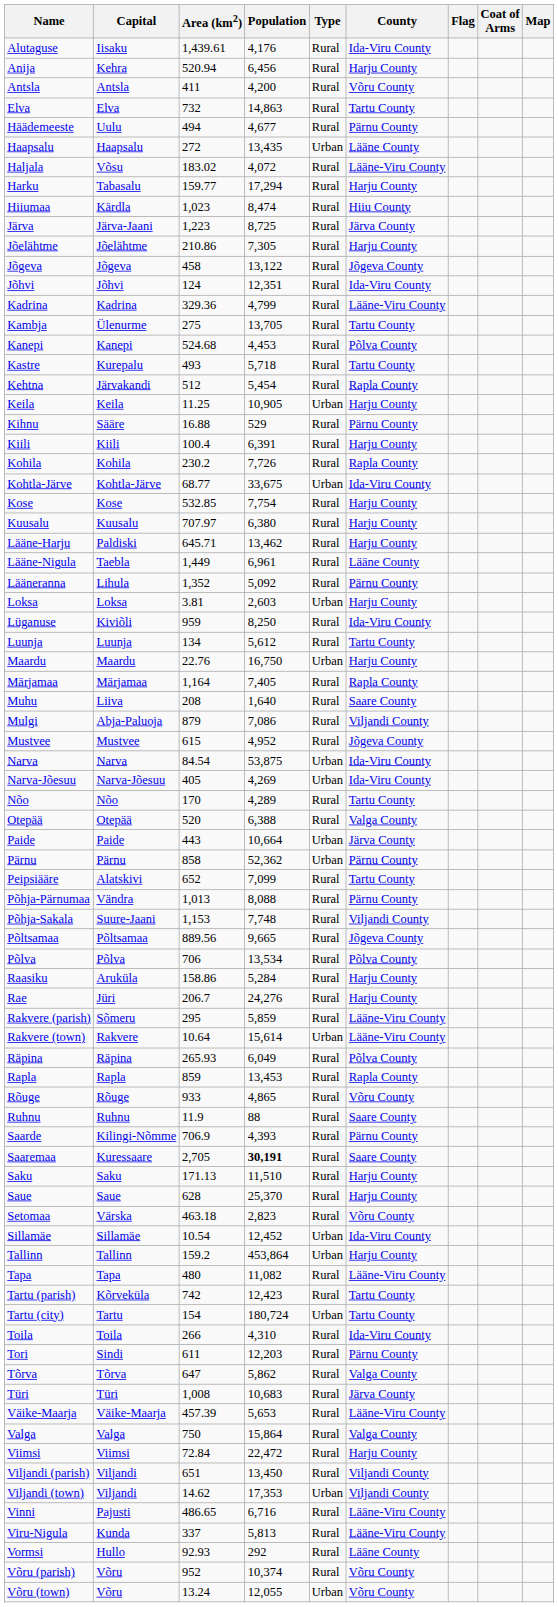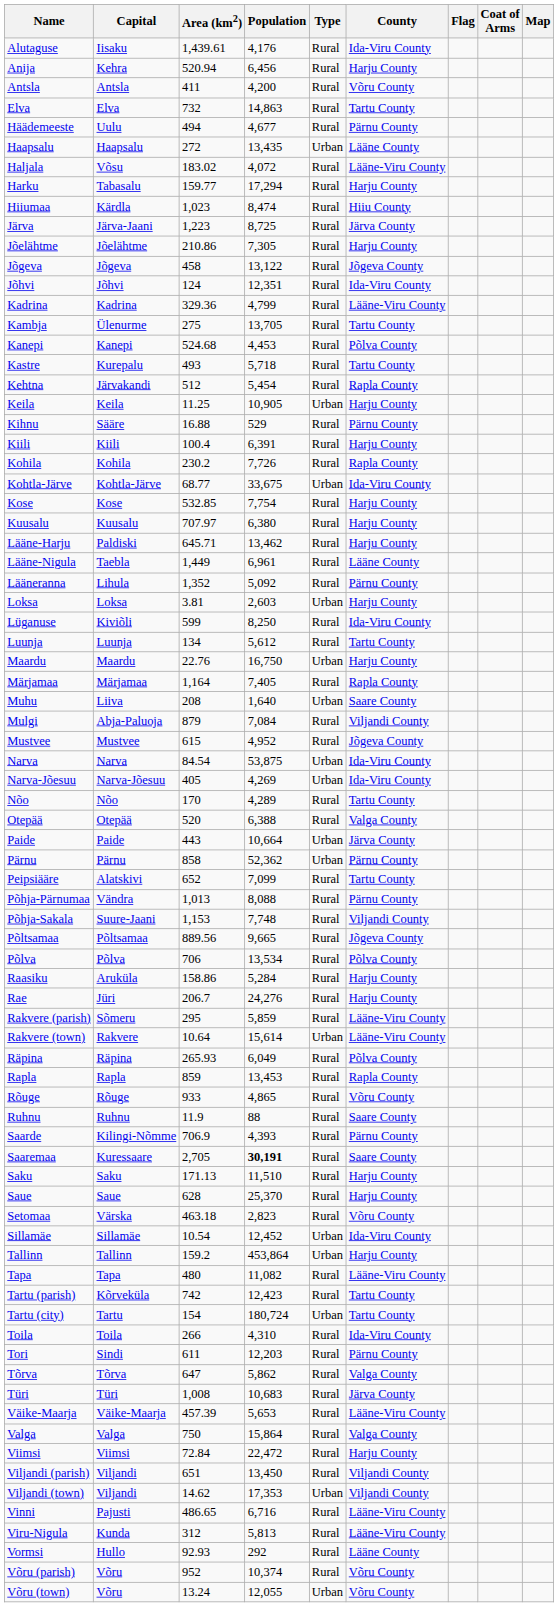(191, 622) 959 -> (191, 622) 599
(326, 701) Rural -> (327, 701) Urban
(262, 721) 7,086 -> (262, 721) 7,084
(191, 1532) 337 -> (191, 1532) 312
